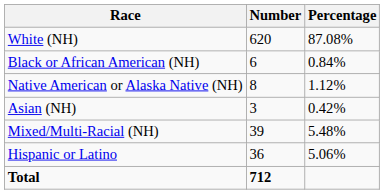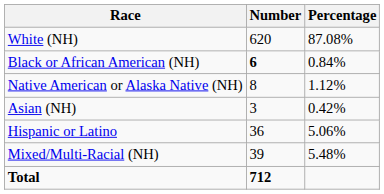(253, 62) normal -> (253, 62) bold
rows swapped: (83, 131) <-> (62, 154)
